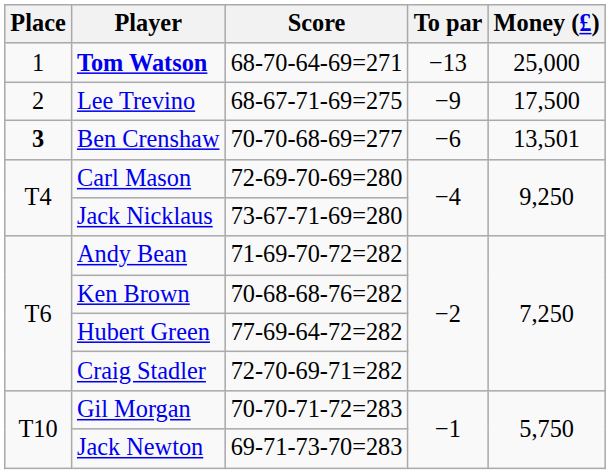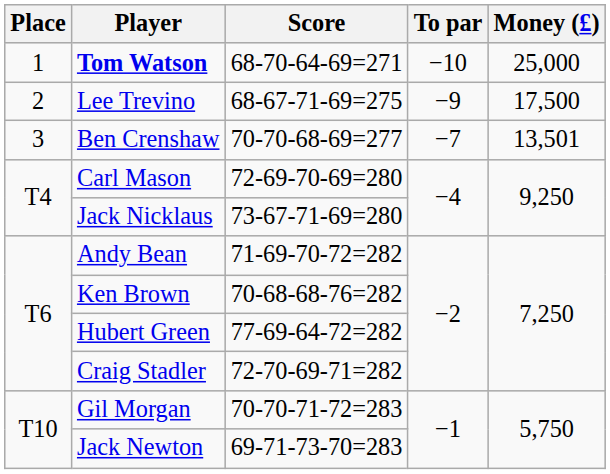(448, 62) −13 -> (448, 62) −10
(38, 139) bold -> (38, 139) normal
(448, 139) −6 -> (448, 139) −7
